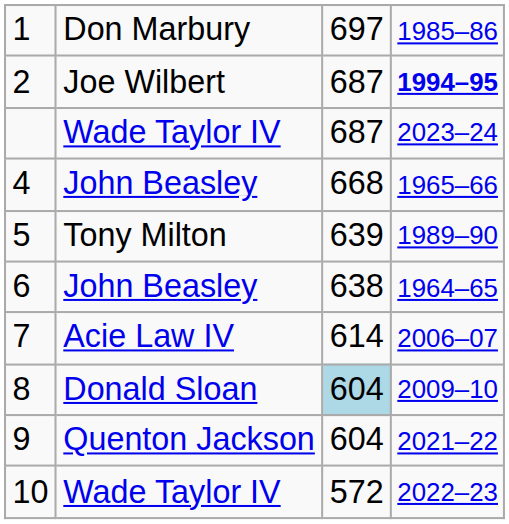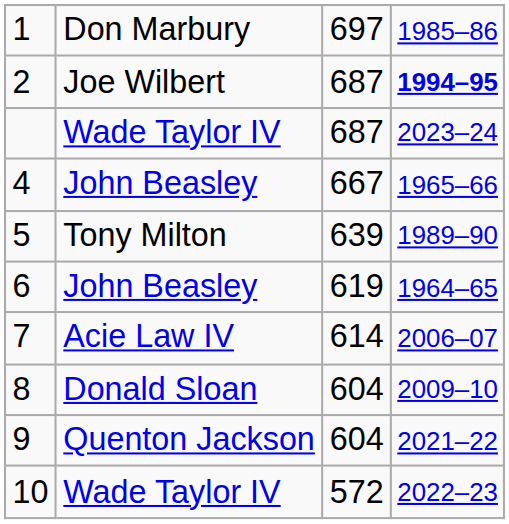(357, 183) 668 -> (357, 183) 667
(357, 286) 638 -> (357, 286) 619
(357, 388) lightblue background -> (357, 388) no background
